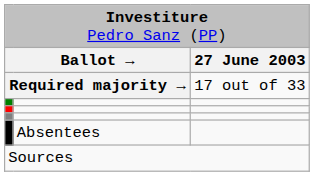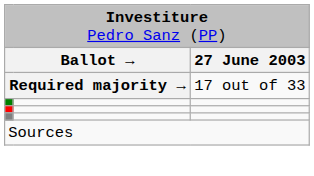- row: (9, 133)
